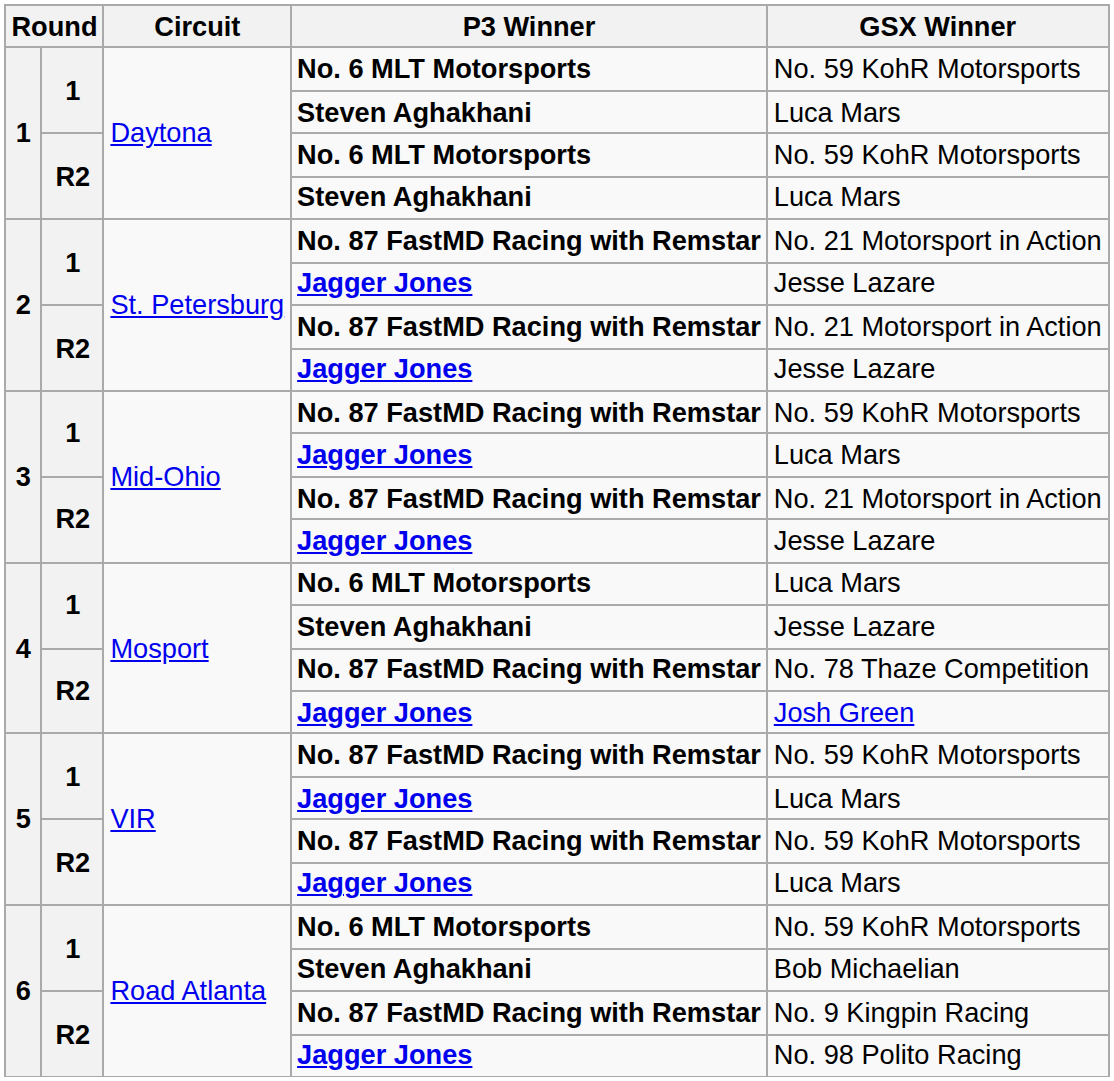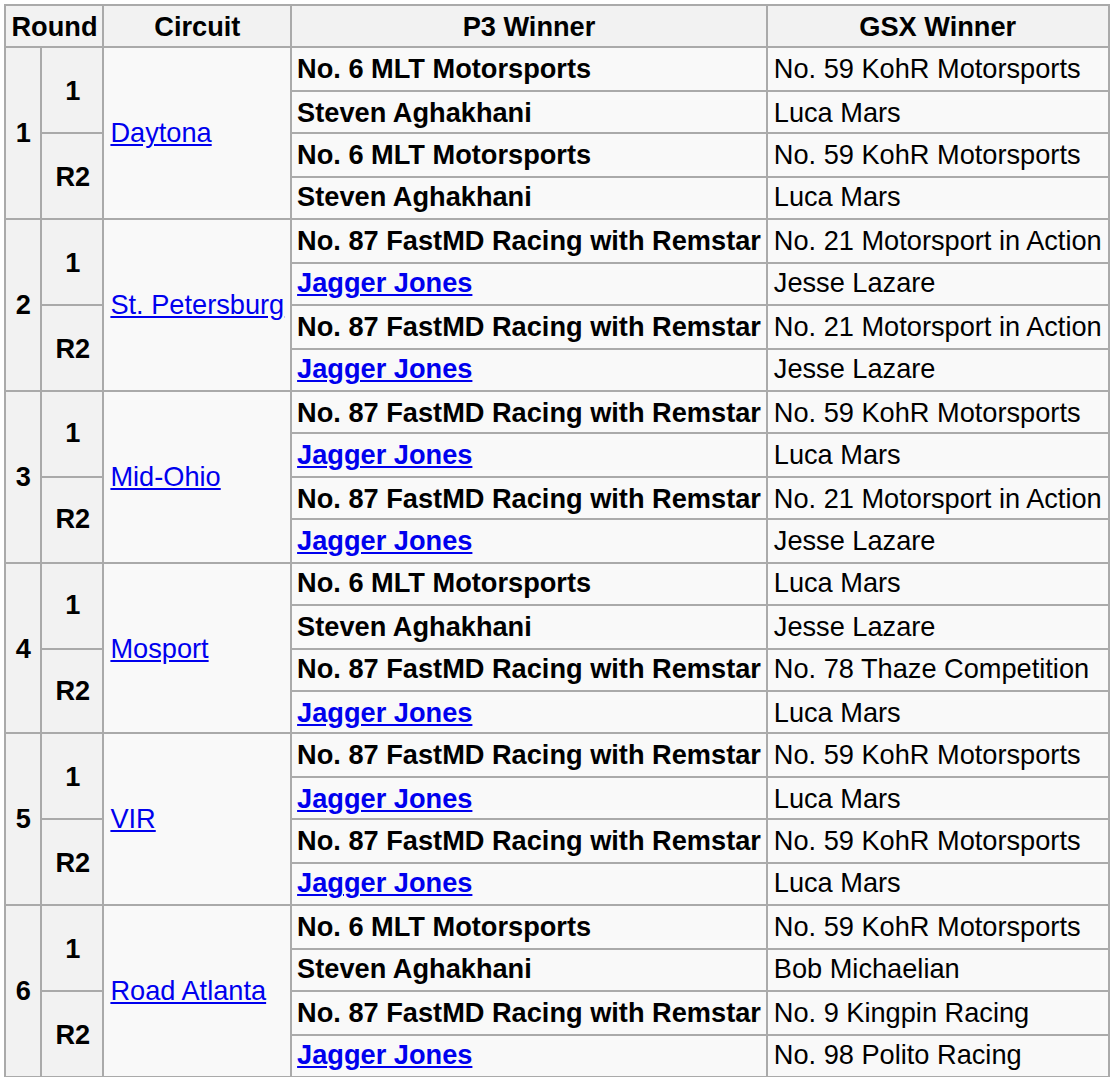(844, 712) Josh Green -> (837, 712) Luca Mars
